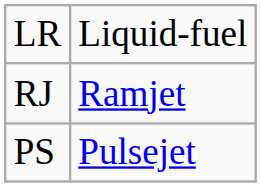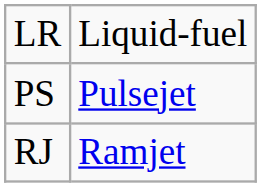rows swapped: (34, 151) <-> (33, 92)
